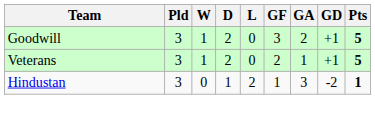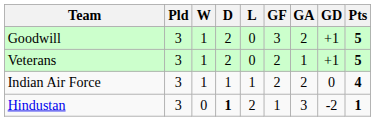+ row: (54, 82)
(228, 82) normal -> (228, 104) bold
